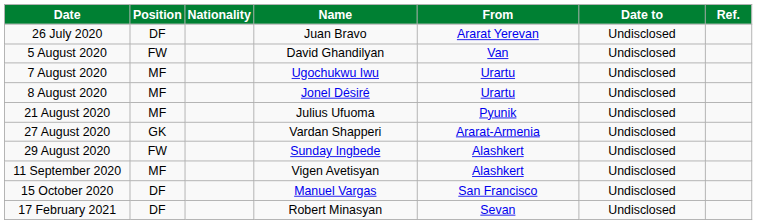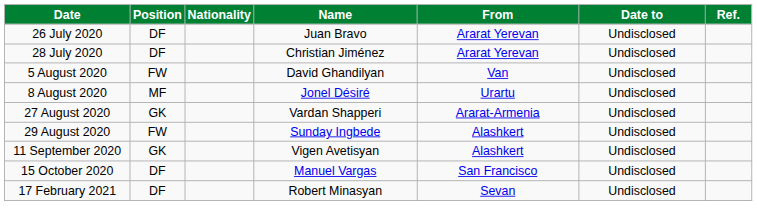+ row: (67, 54)
- row: (67, 73)
- row: (67, 112)
(157, 171) MF -> (157, 152) GK
